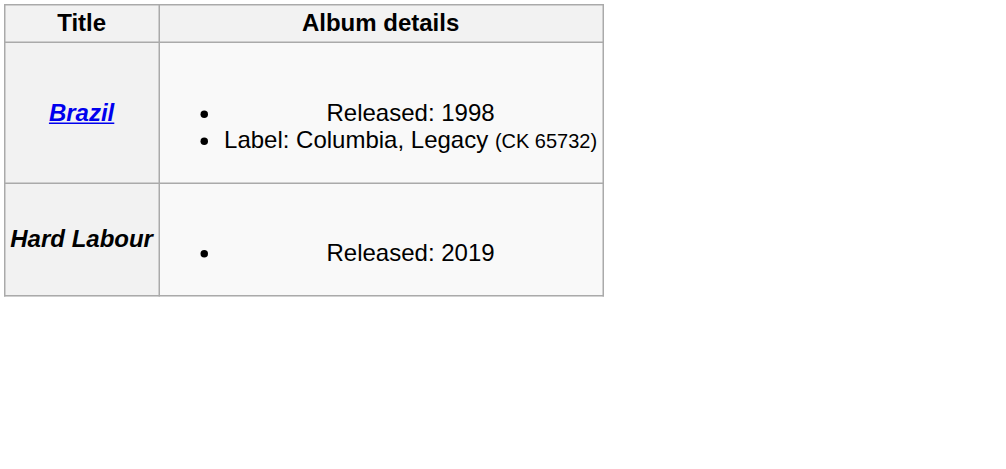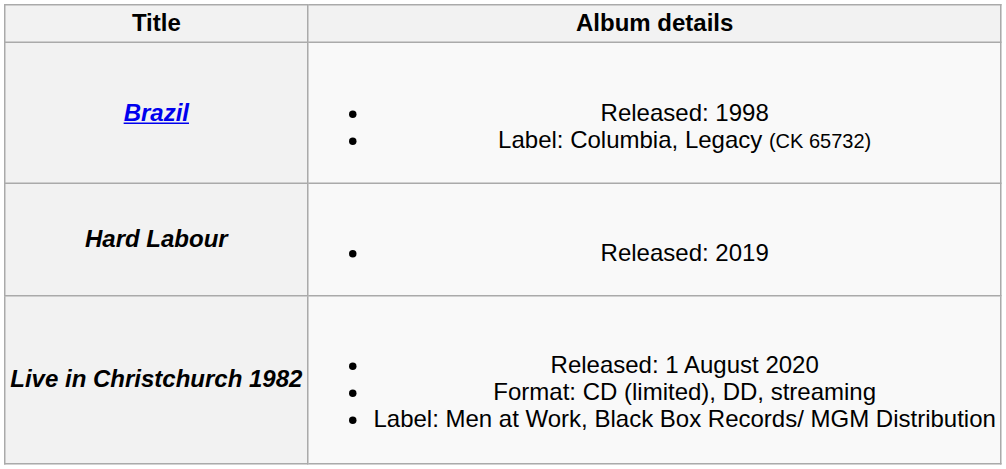+ row: (156, 379)
